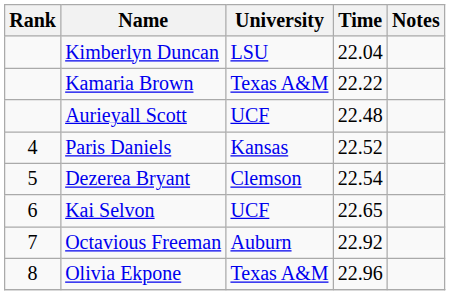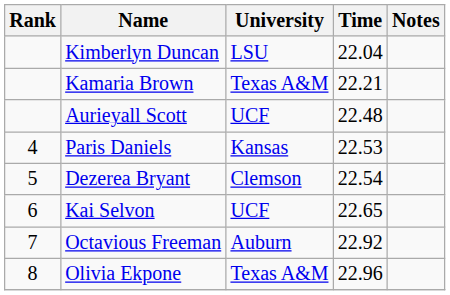(360, 83) 22.22 -> (360, 83) 22.21
(360, 147) 22.52 -> (360, 147) 22.53
